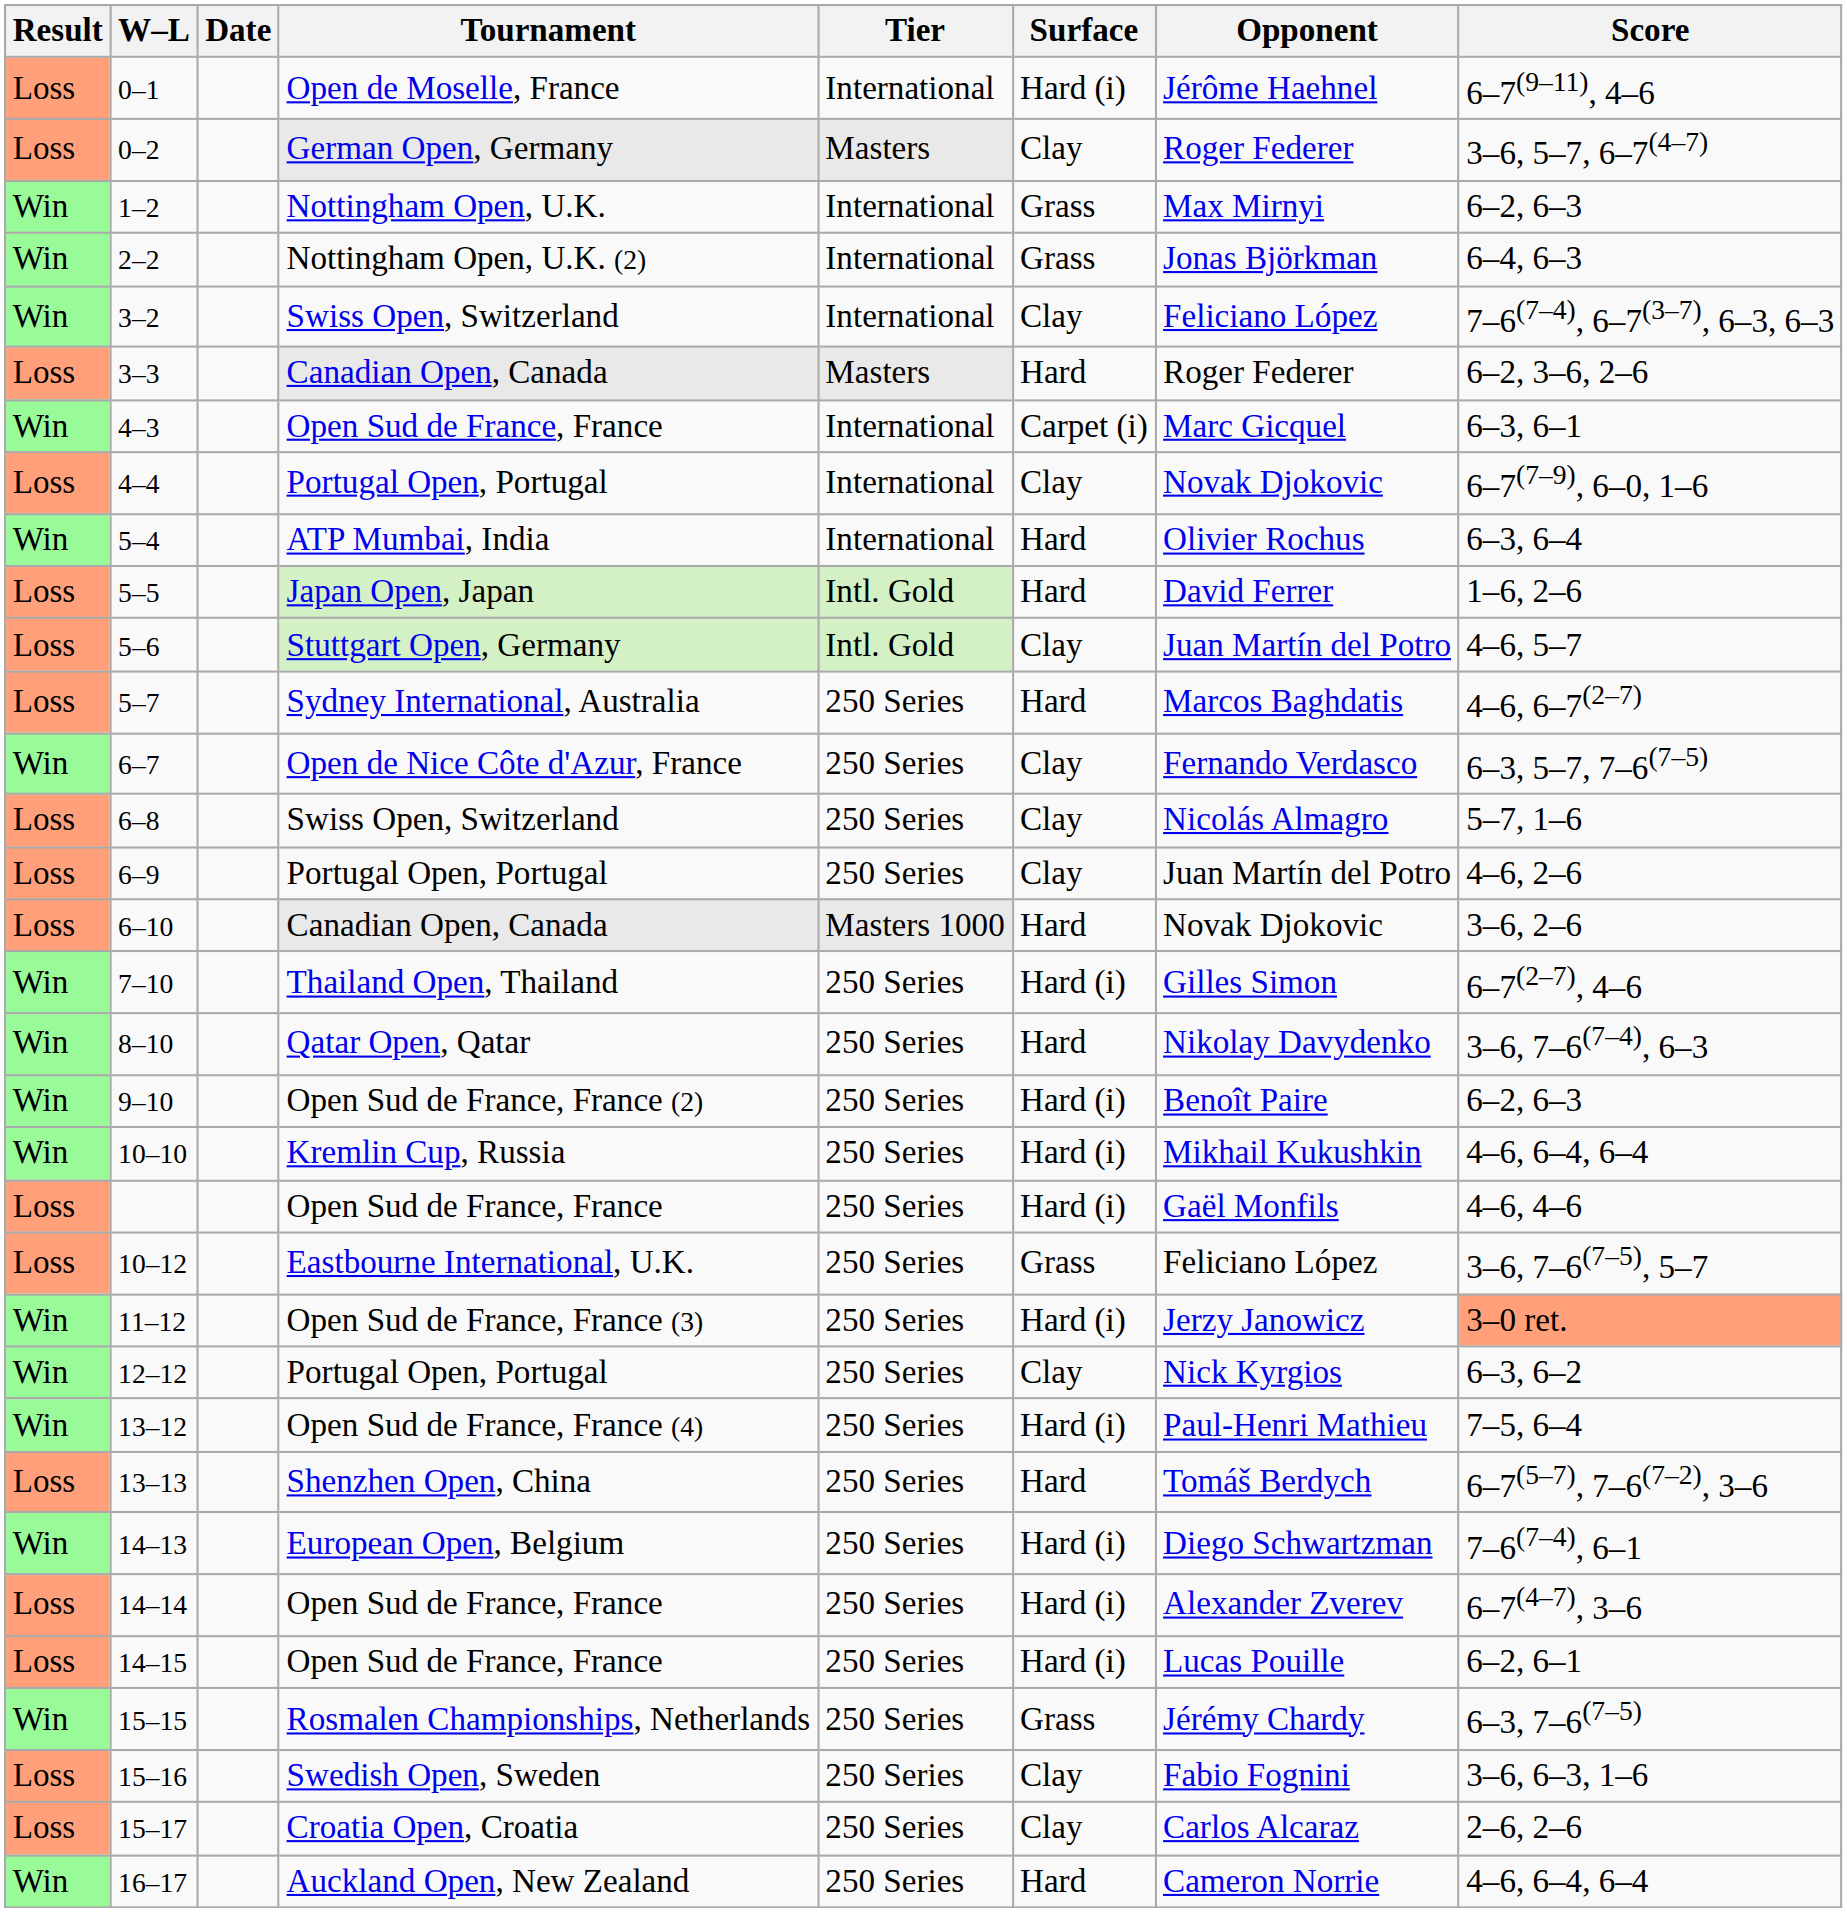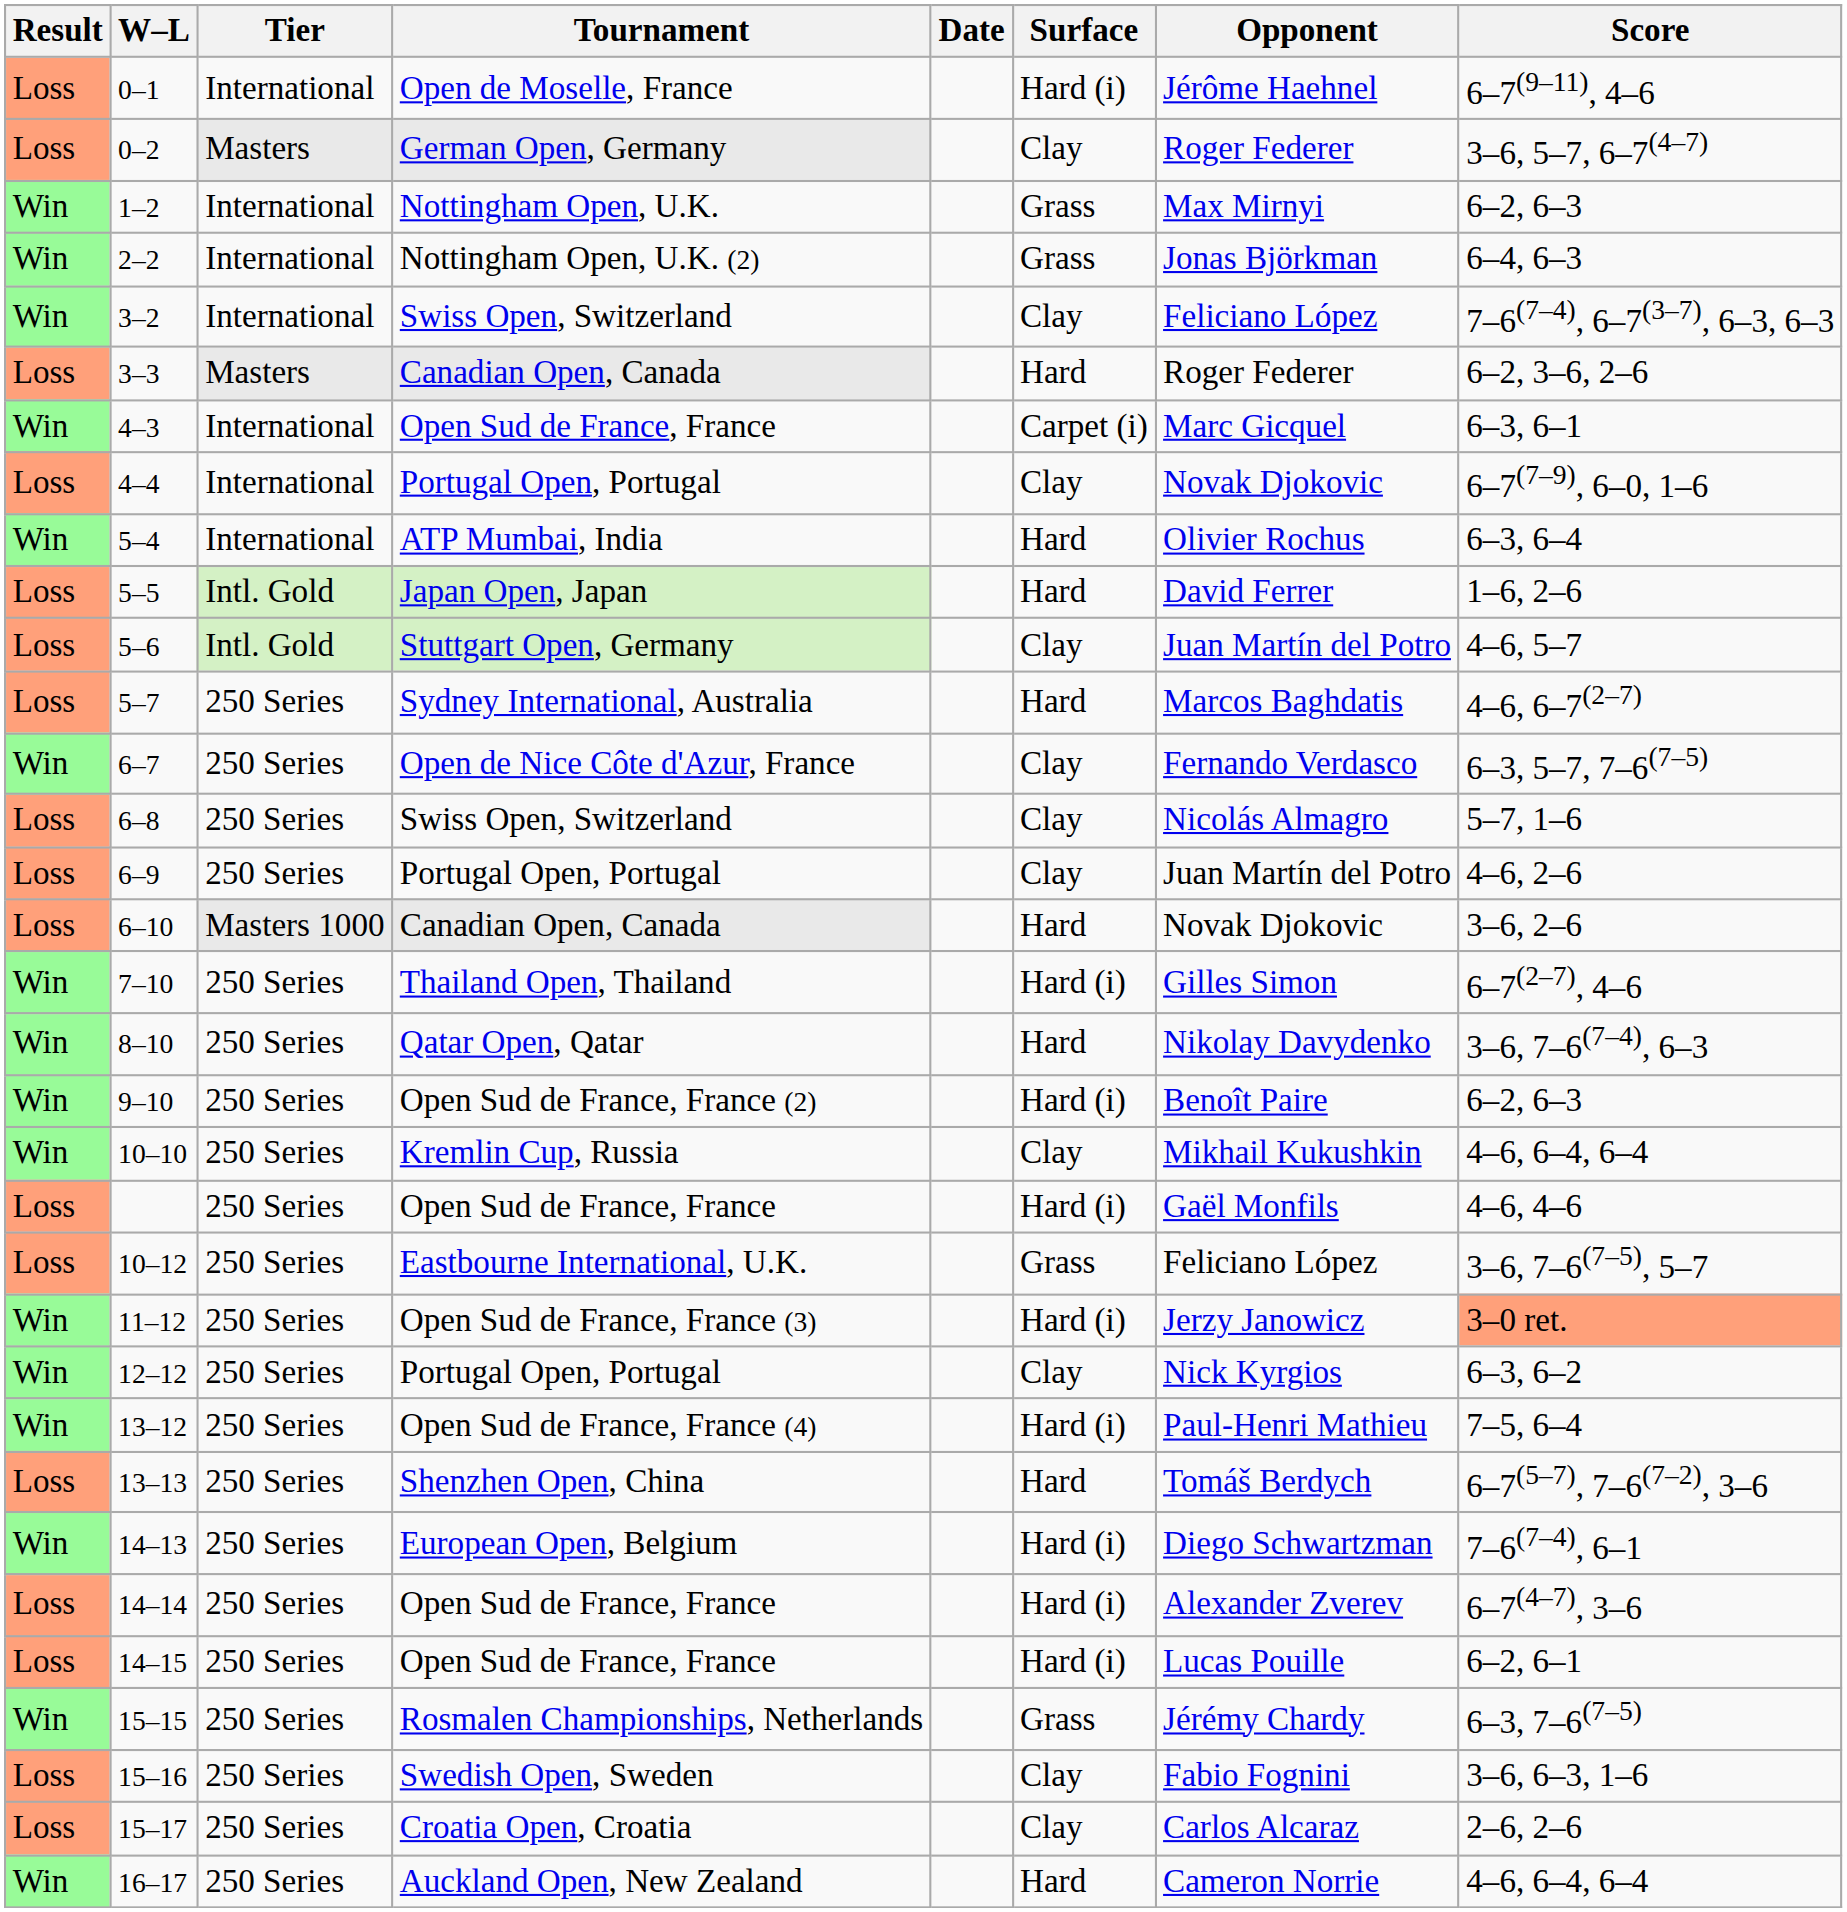columns swapped: (238, 30) <-> (915, 30)
(1073, 1152) Hard (i) -> (1051, 1152) Clay
